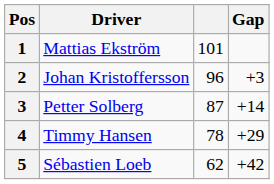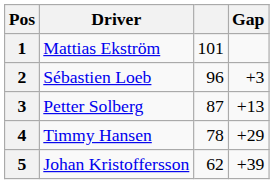(116, 77) Johan Kristoffersson -> (97, 77) Sébastien Loeb
(251, 106) +14 -> (251, 106) +13
(97, 164) Sébastien Loeb -> (116, 164) Johan Kristoffersson
(251, 164) +42 -> (251, 164) +39
